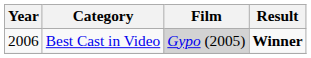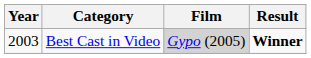(23, 41) 2006 -> (23, 41) 2003
